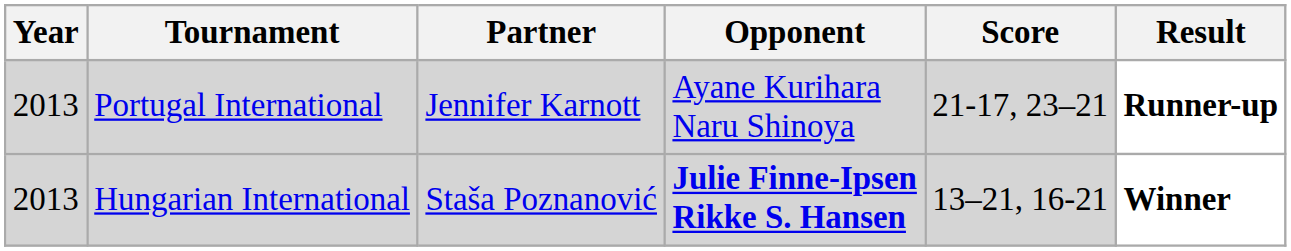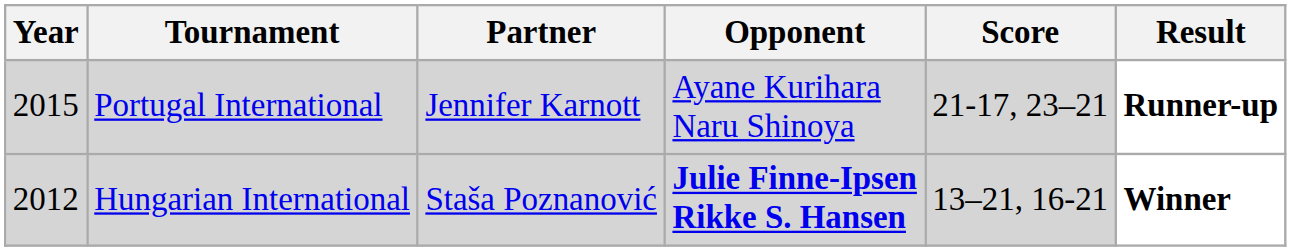(46, 105) 2013 -> (46, 105) 2015
(46, 199) 2013 -> (46, 199) 2012
